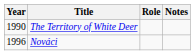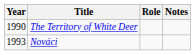(16, 42) 1996 -> (16, 42) 1993
